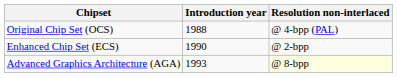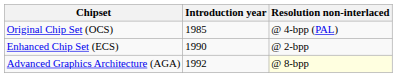(196, 30) 1988 -> (196, 30) 1985
(196, 64) 1993 -> (196, 64) 1992
